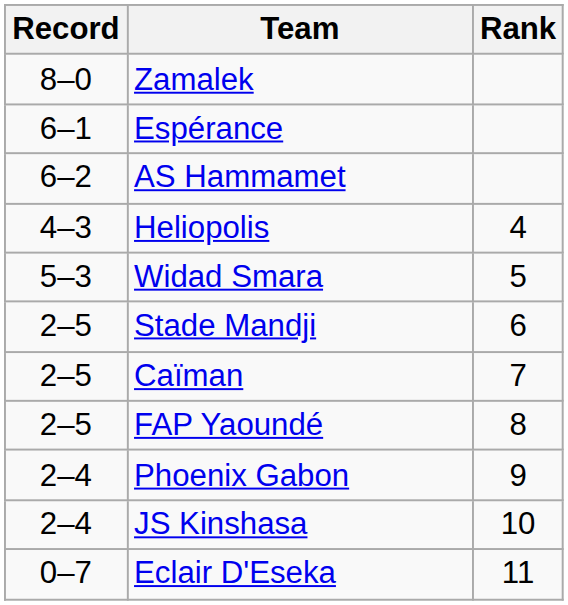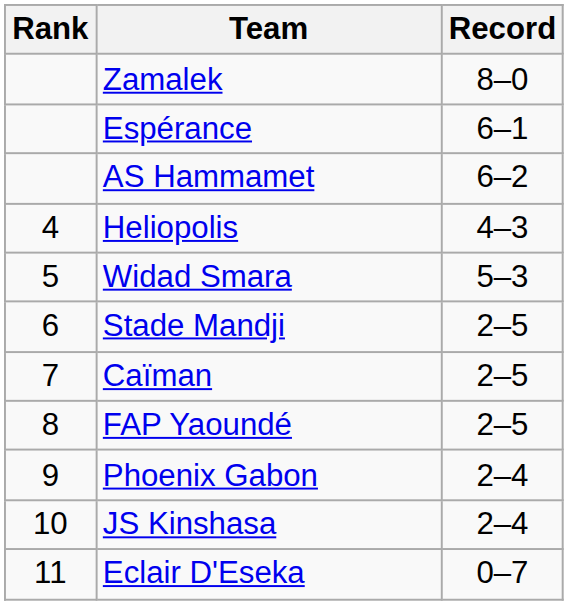columns swapped: (518, 29) <-> (66, 29)
